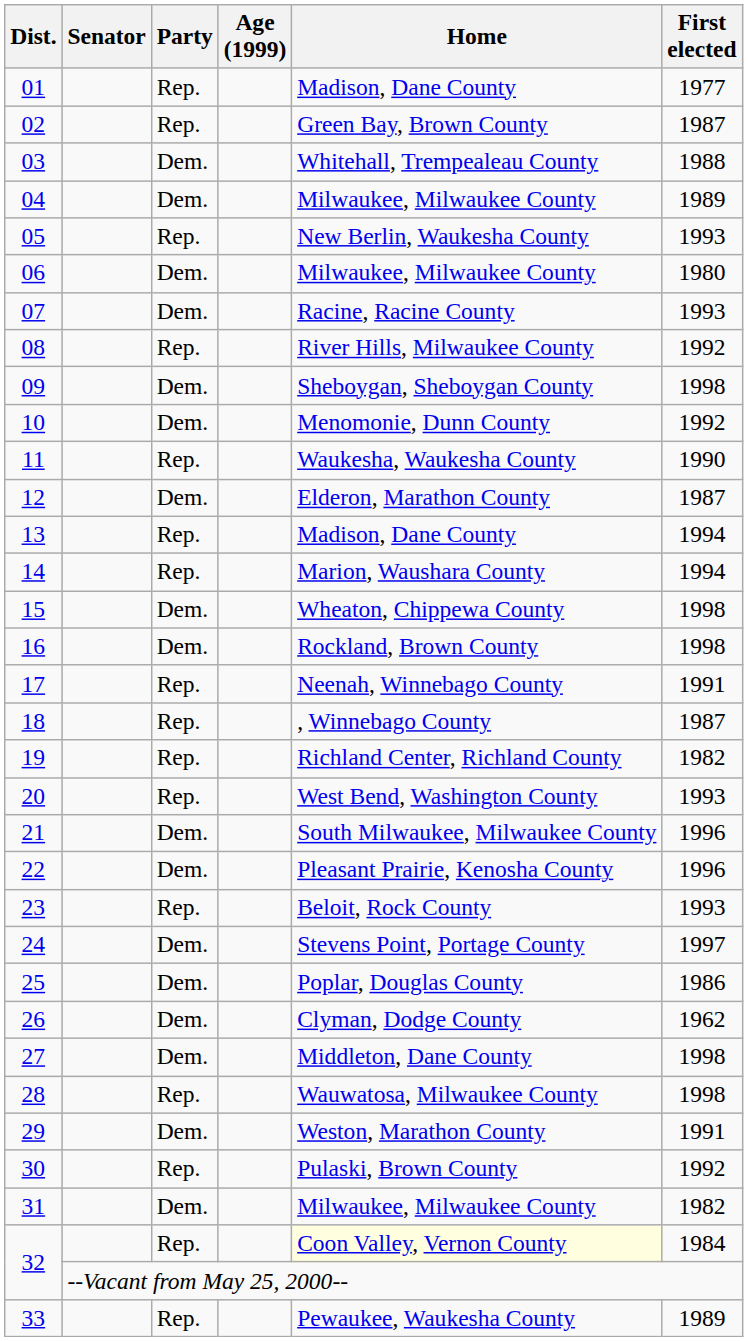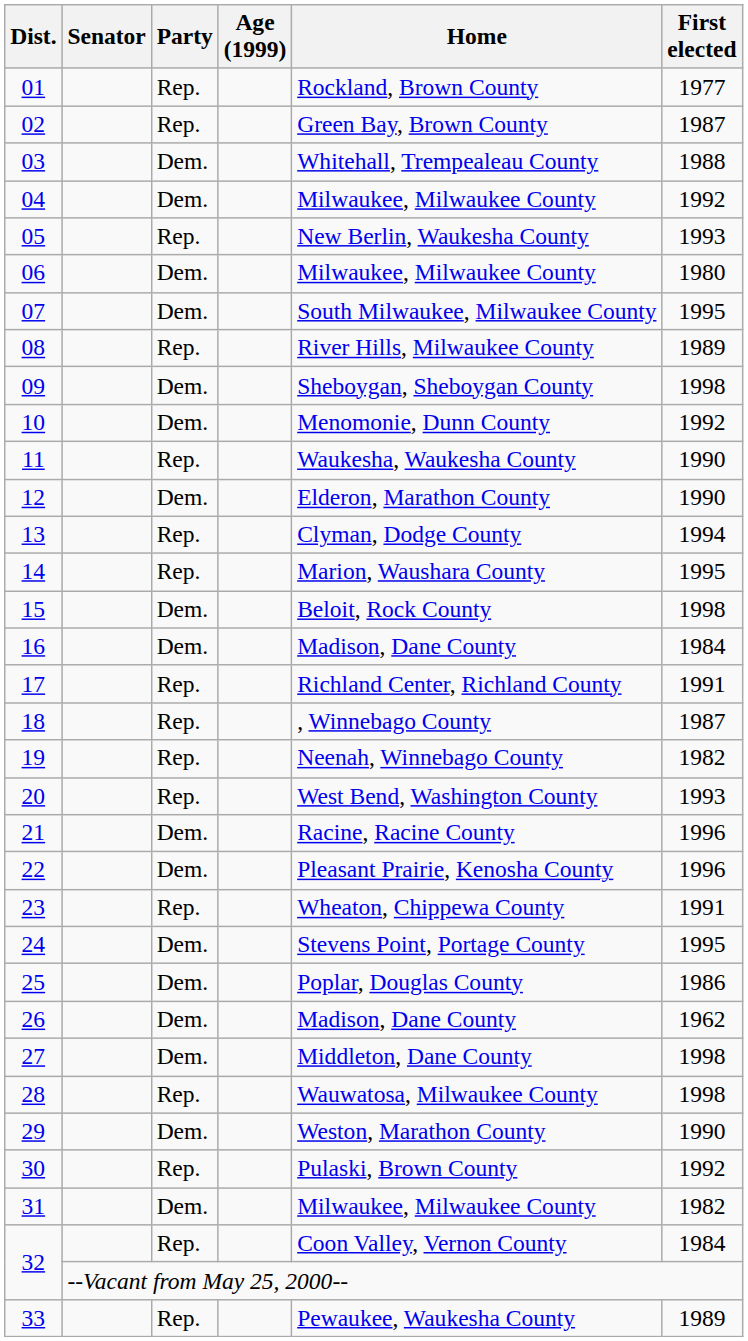(407, 86) Madison, Dane County -> (418, 86) Rockland, Brown County
(702, 198) 1989 -> (702, 198) 1992
(406, 310) Racine, Racine County -> (477, 310) South Milwaukee, Milwaukee County
(702, 310) 1993 -> (702, 310) 1995
(702, 348) 1992 -> (702, 348) 1989
(702, 497) 1987 -> (702, 497) 1990
(407, 534) Madison, Dane County -> (409, 534) Clyman, Dodge County
(702, 571) 1994 -> (702, 571) 1995
(431, 609) Wheaton, Chippewa County -> (394, 609) Beloit, Rock County
(418, 646) Rockland, Brown County -> (407, 646) Madison, Dane County
(702, 646) 1998 -> (702, 646) 1984
(430, 683) Neenah, Winnebago County -> (459, 683) Richland Center, Richland County
(459, 758) Richland Center, Richland County -> (430, 758) Neenah, Winnebago County
(477, 832) South Milwaukee, Milwaukee County -> (406, 832) Racine, Racine County
(394, 907) Beloit, Rock County -> (431, 907) Wheaton, Chippewa County
(702, 907) 1993 -> (702, 907) 1991
(702, 944) 1997 -> (702, 944) 1995
(409, 1019) Clyman, Dodge County -> (407, 1019) Madison, Dane County
(702, 1131) 1991 -> (702, 1131) 1990
(432, 1243) lightyellow background -> (432, 1243) no background
